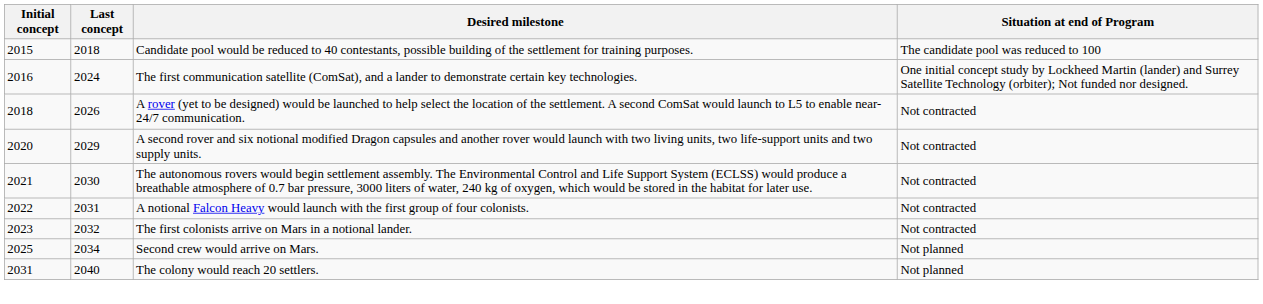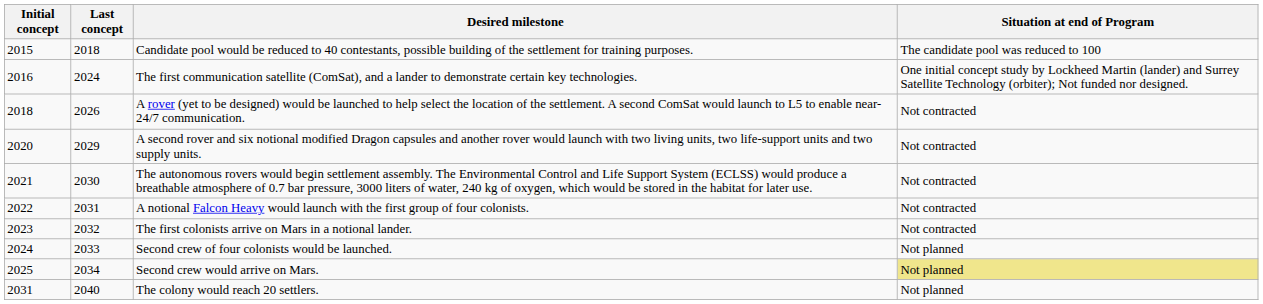+ row: (264, 249)
(932, 249) no background -> (932, 269) khaki background
